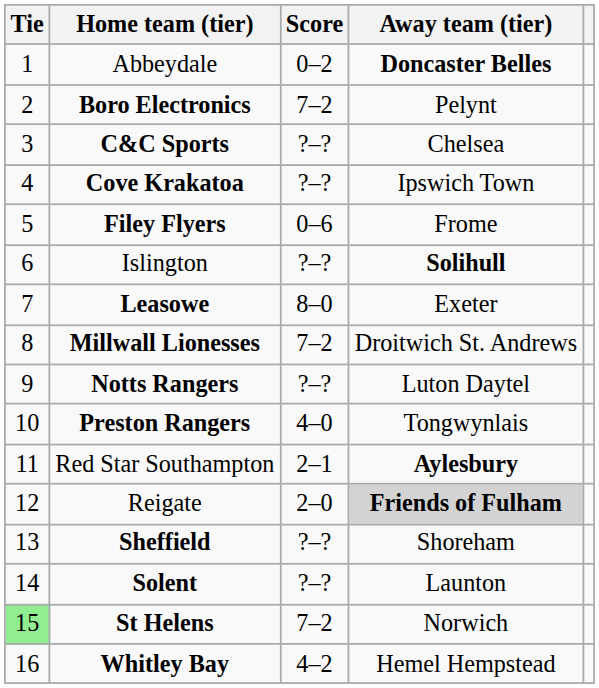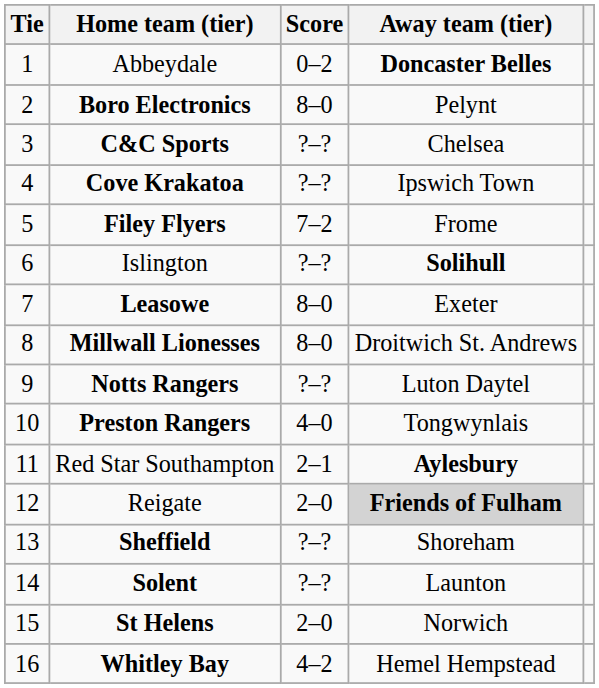(315, 103) 7–2 -> (315, 103) 8–0
(315, 223) 0–6 -> (315, 223) 7–2
(315, 343) 7–2 -> (315, 343) 8–0
(27, 623) lightgreen background -> (27, 623) no background
(315, 623) 7–2 -> (315, 623) 2–0
